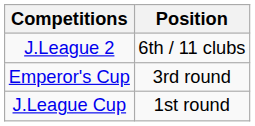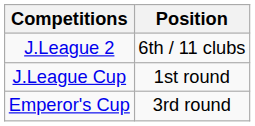rows swapped: (69, 76) <-> (69, 105)
